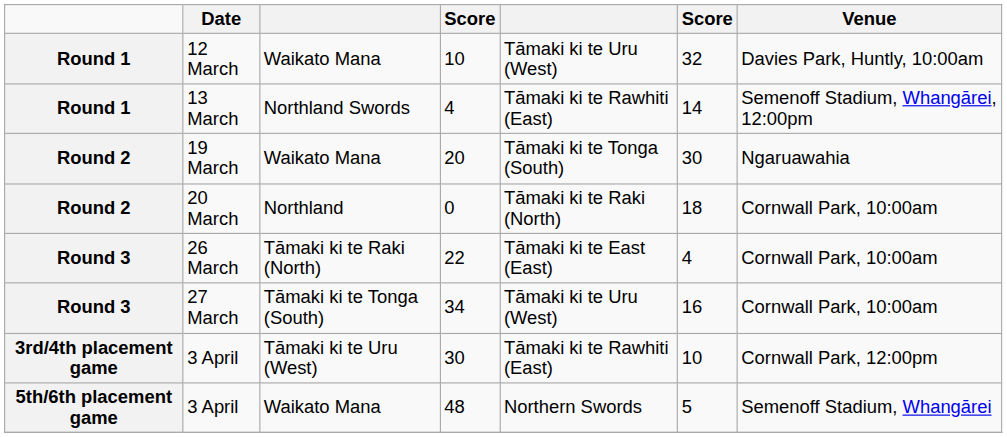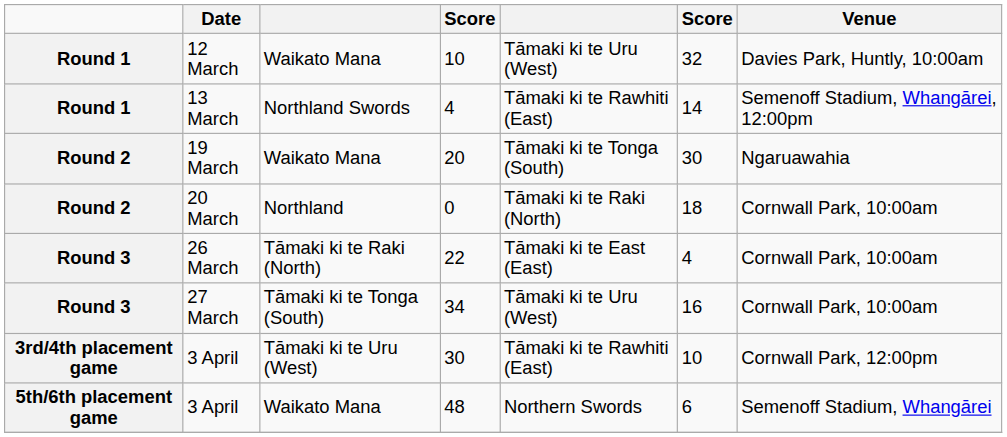(687, 407) 5 -> (687, 407) 6
